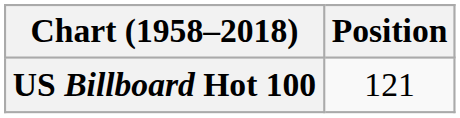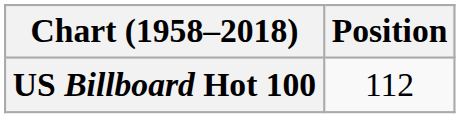(390, 84) 121 -> (390, 84) 112
